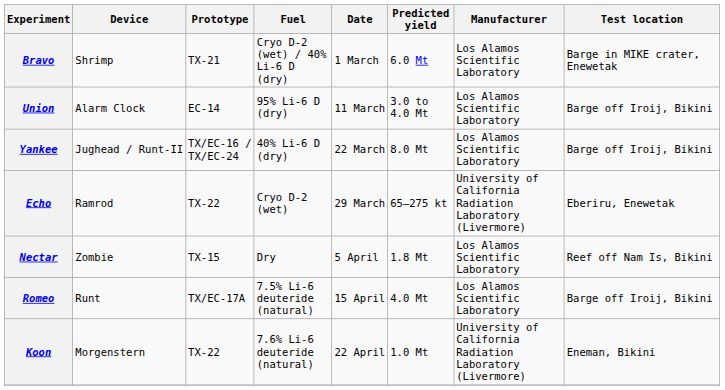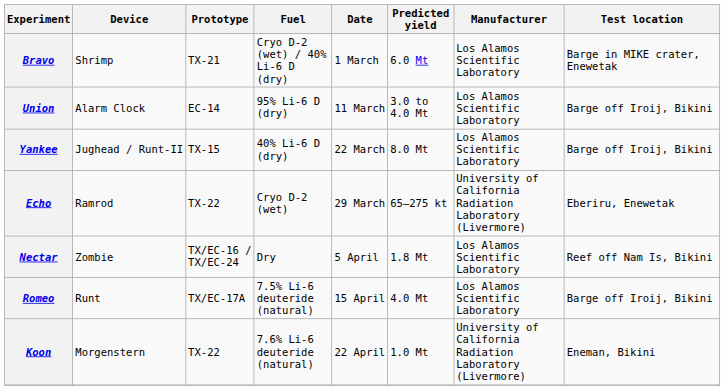(220, 150) TX/EC-16 / TX/EC-24 -> (204, 150) TX-15
(204, 257) TX-15 -> (220, 257) TX/EC-16 / TX/EC-24
